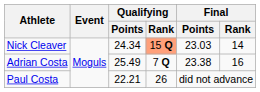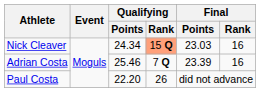(238, 46) 14 -> (238, 46) 16
(127, 63) 25.49 -> (127, 63) 25.46
(198, 63) 23.38 -> (198, 63) 23.39
(127, 79) 22.21 -> (127, 79) 22.20
